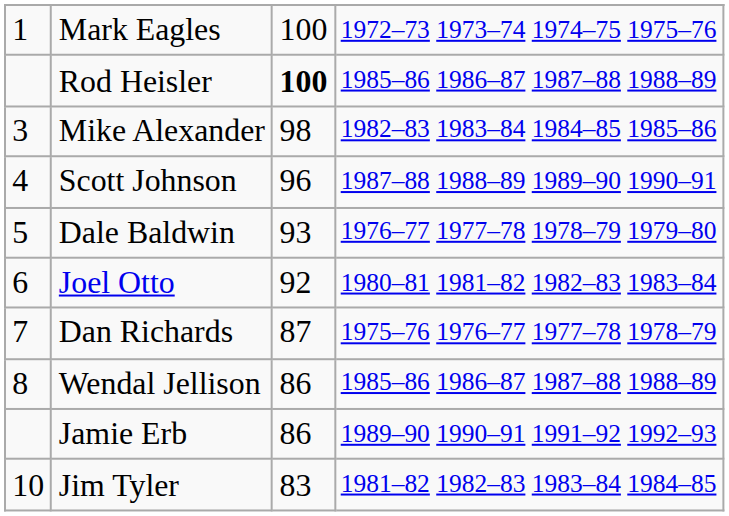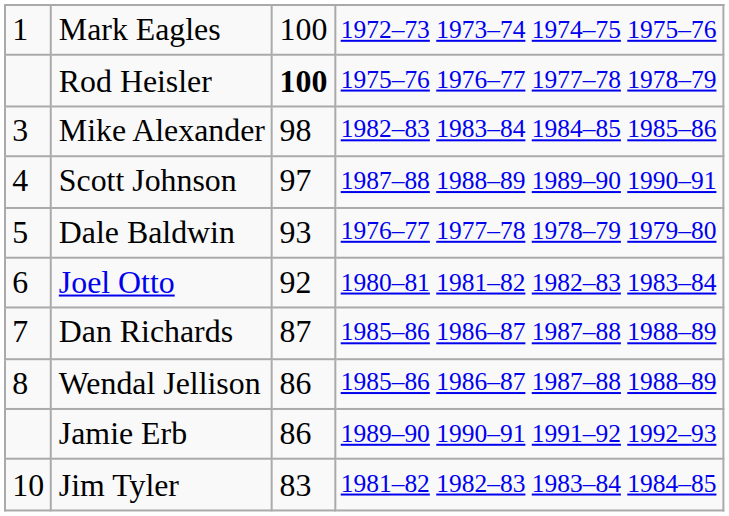(529, 80) 1985–86 1986–87 1987–88 1988–89 -> (529, 80) 1975–76 1976–77 1977–78 1978–79
(295, 181) 96 -> (295, 181) 97
(529, 332) 1975–76 1976–77 1977–78 1978–79 -> (529, 332) 1985–86 1986–87 1987–88 1988–89
